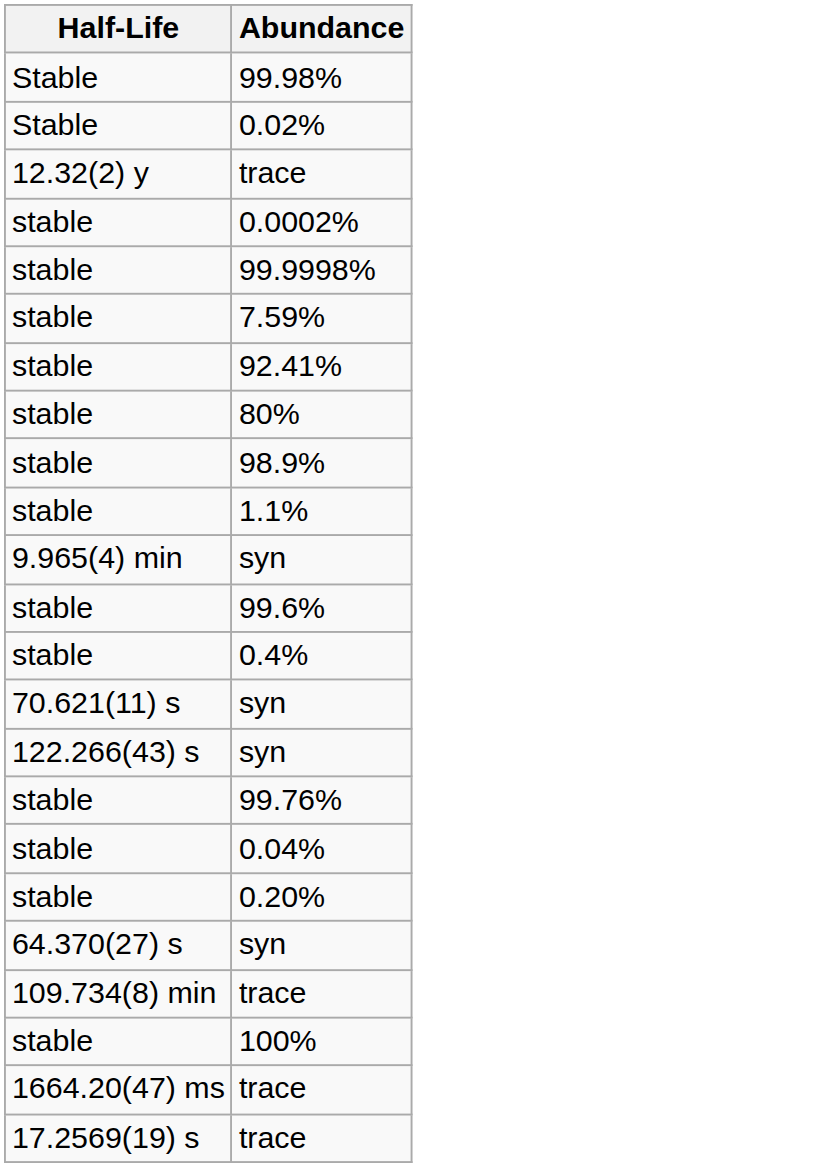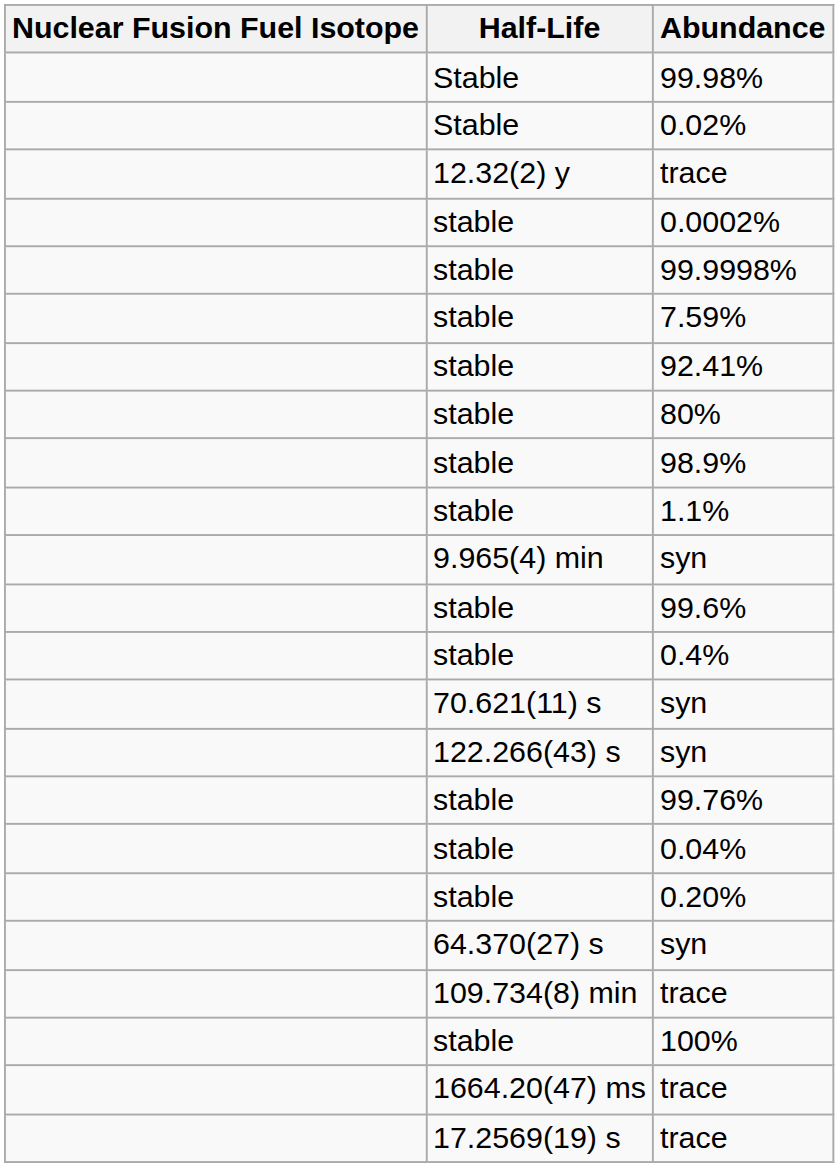+ column: (215, 28)
